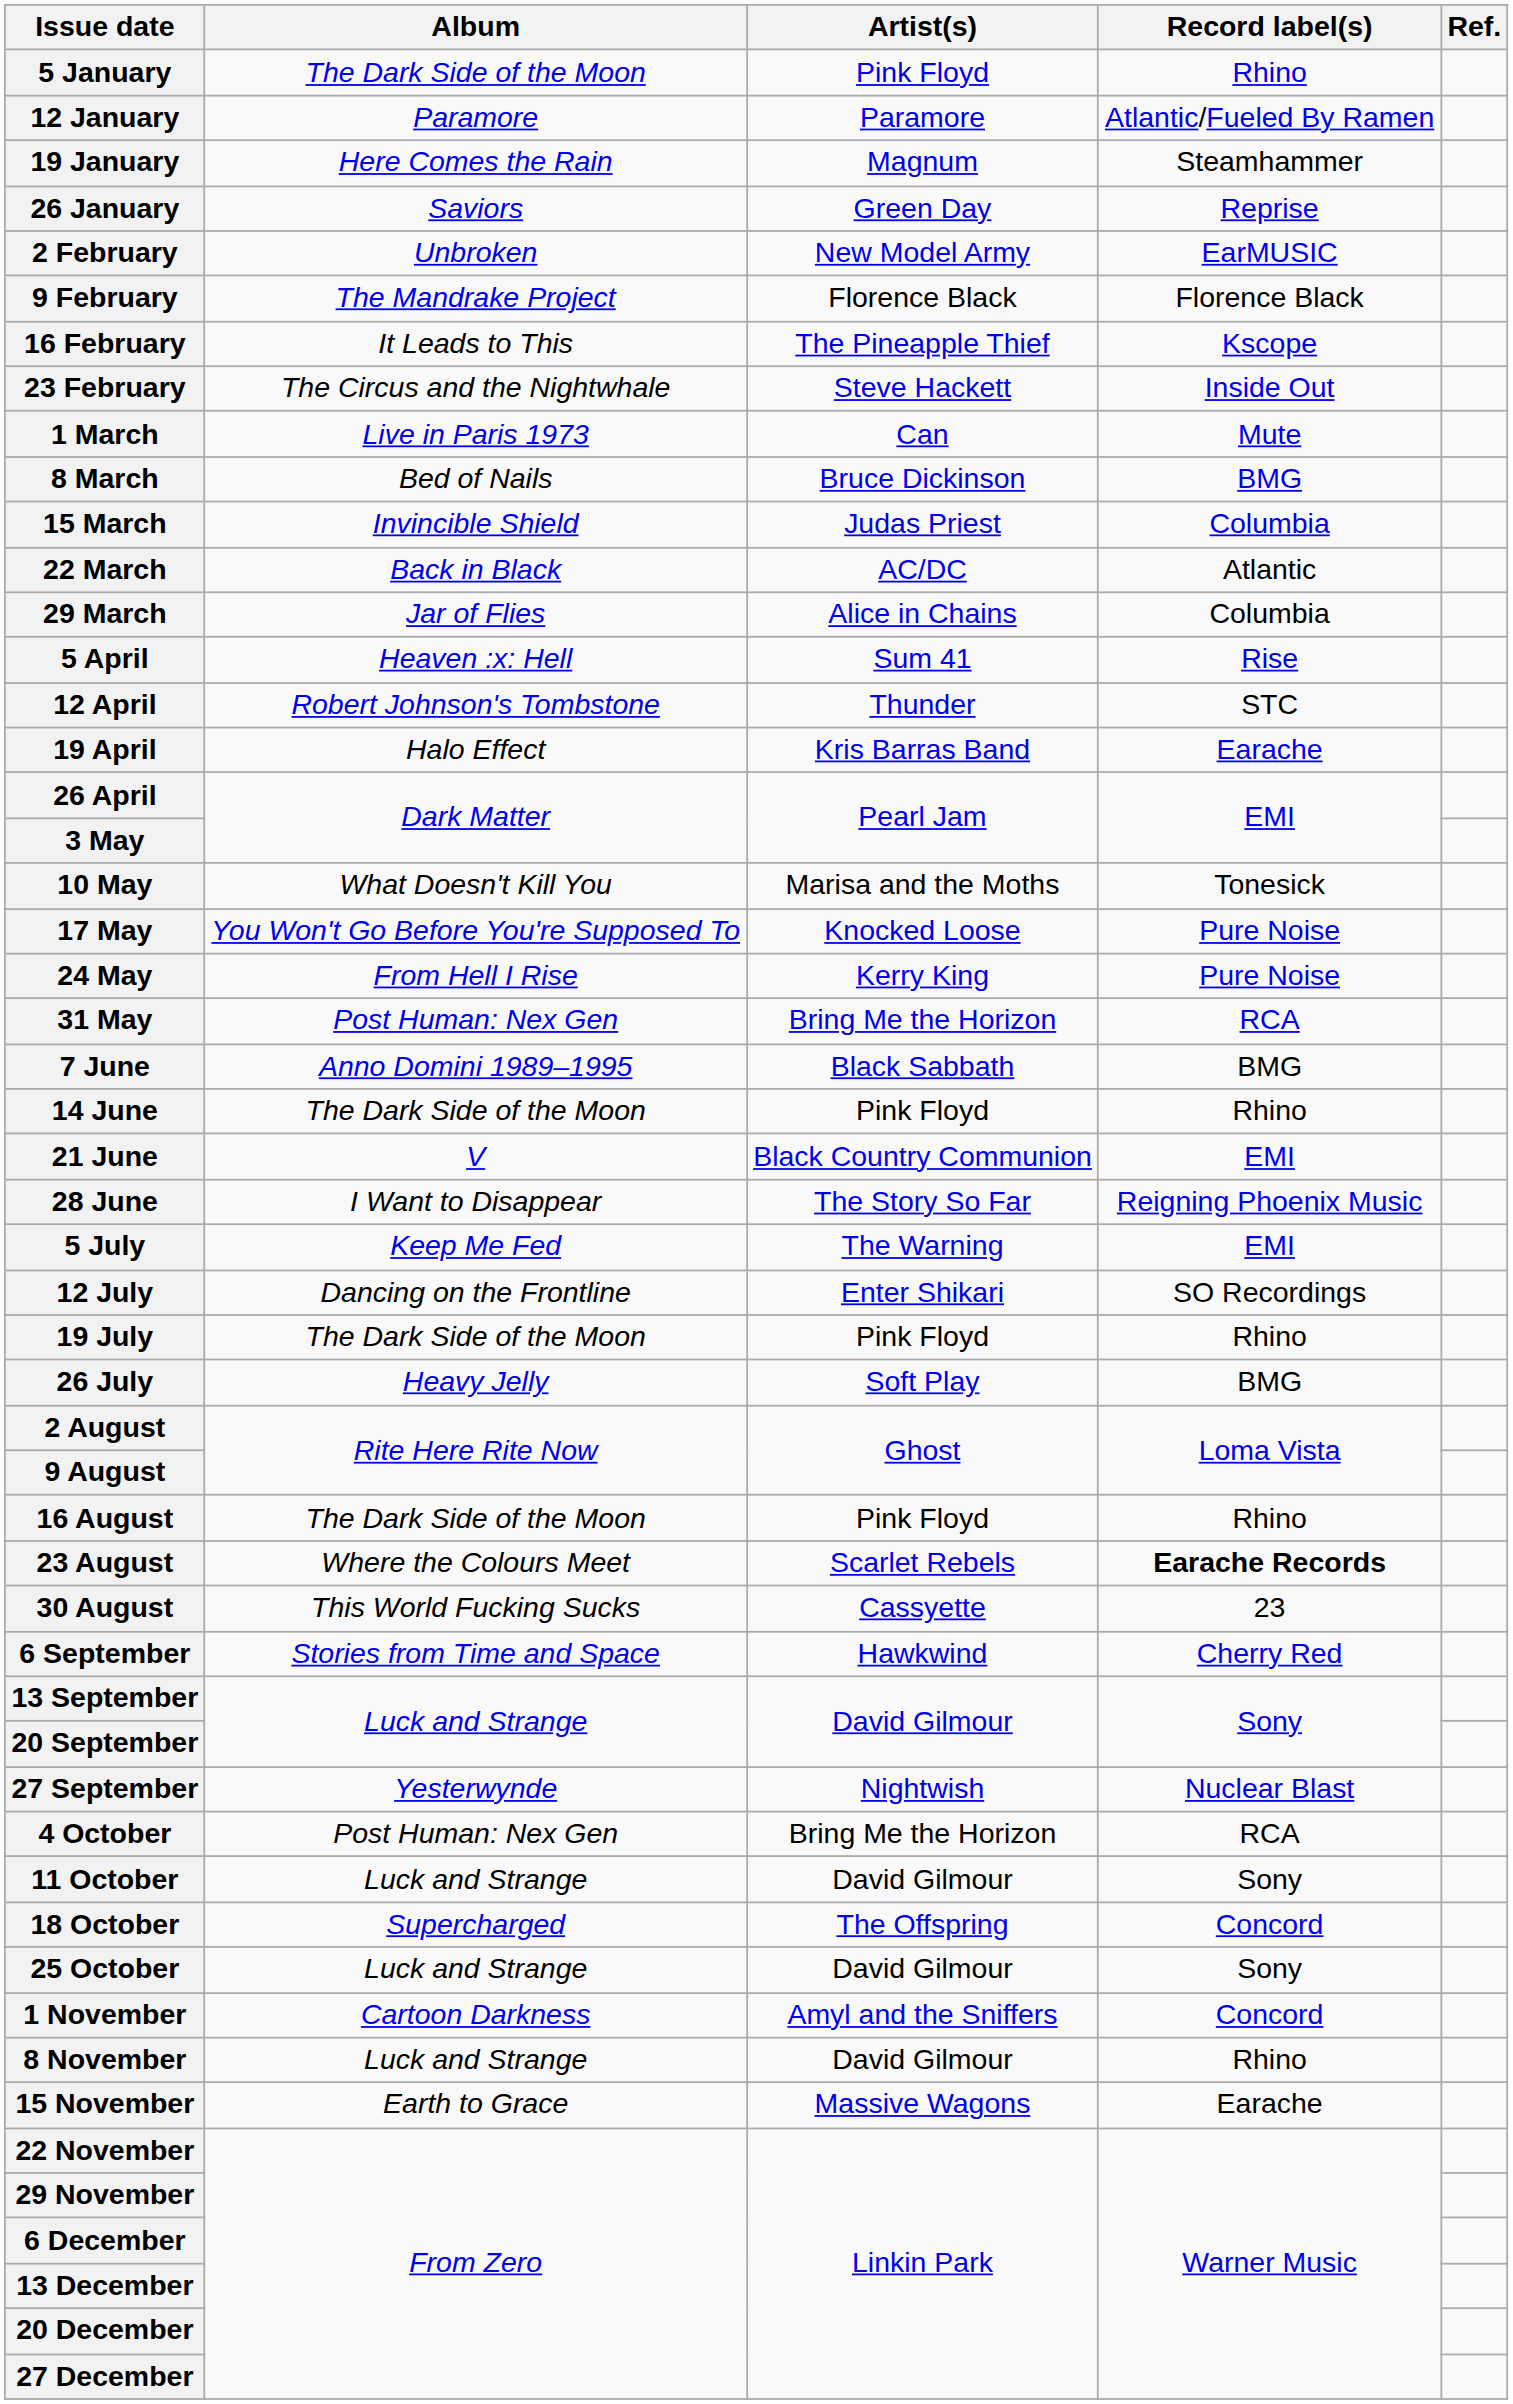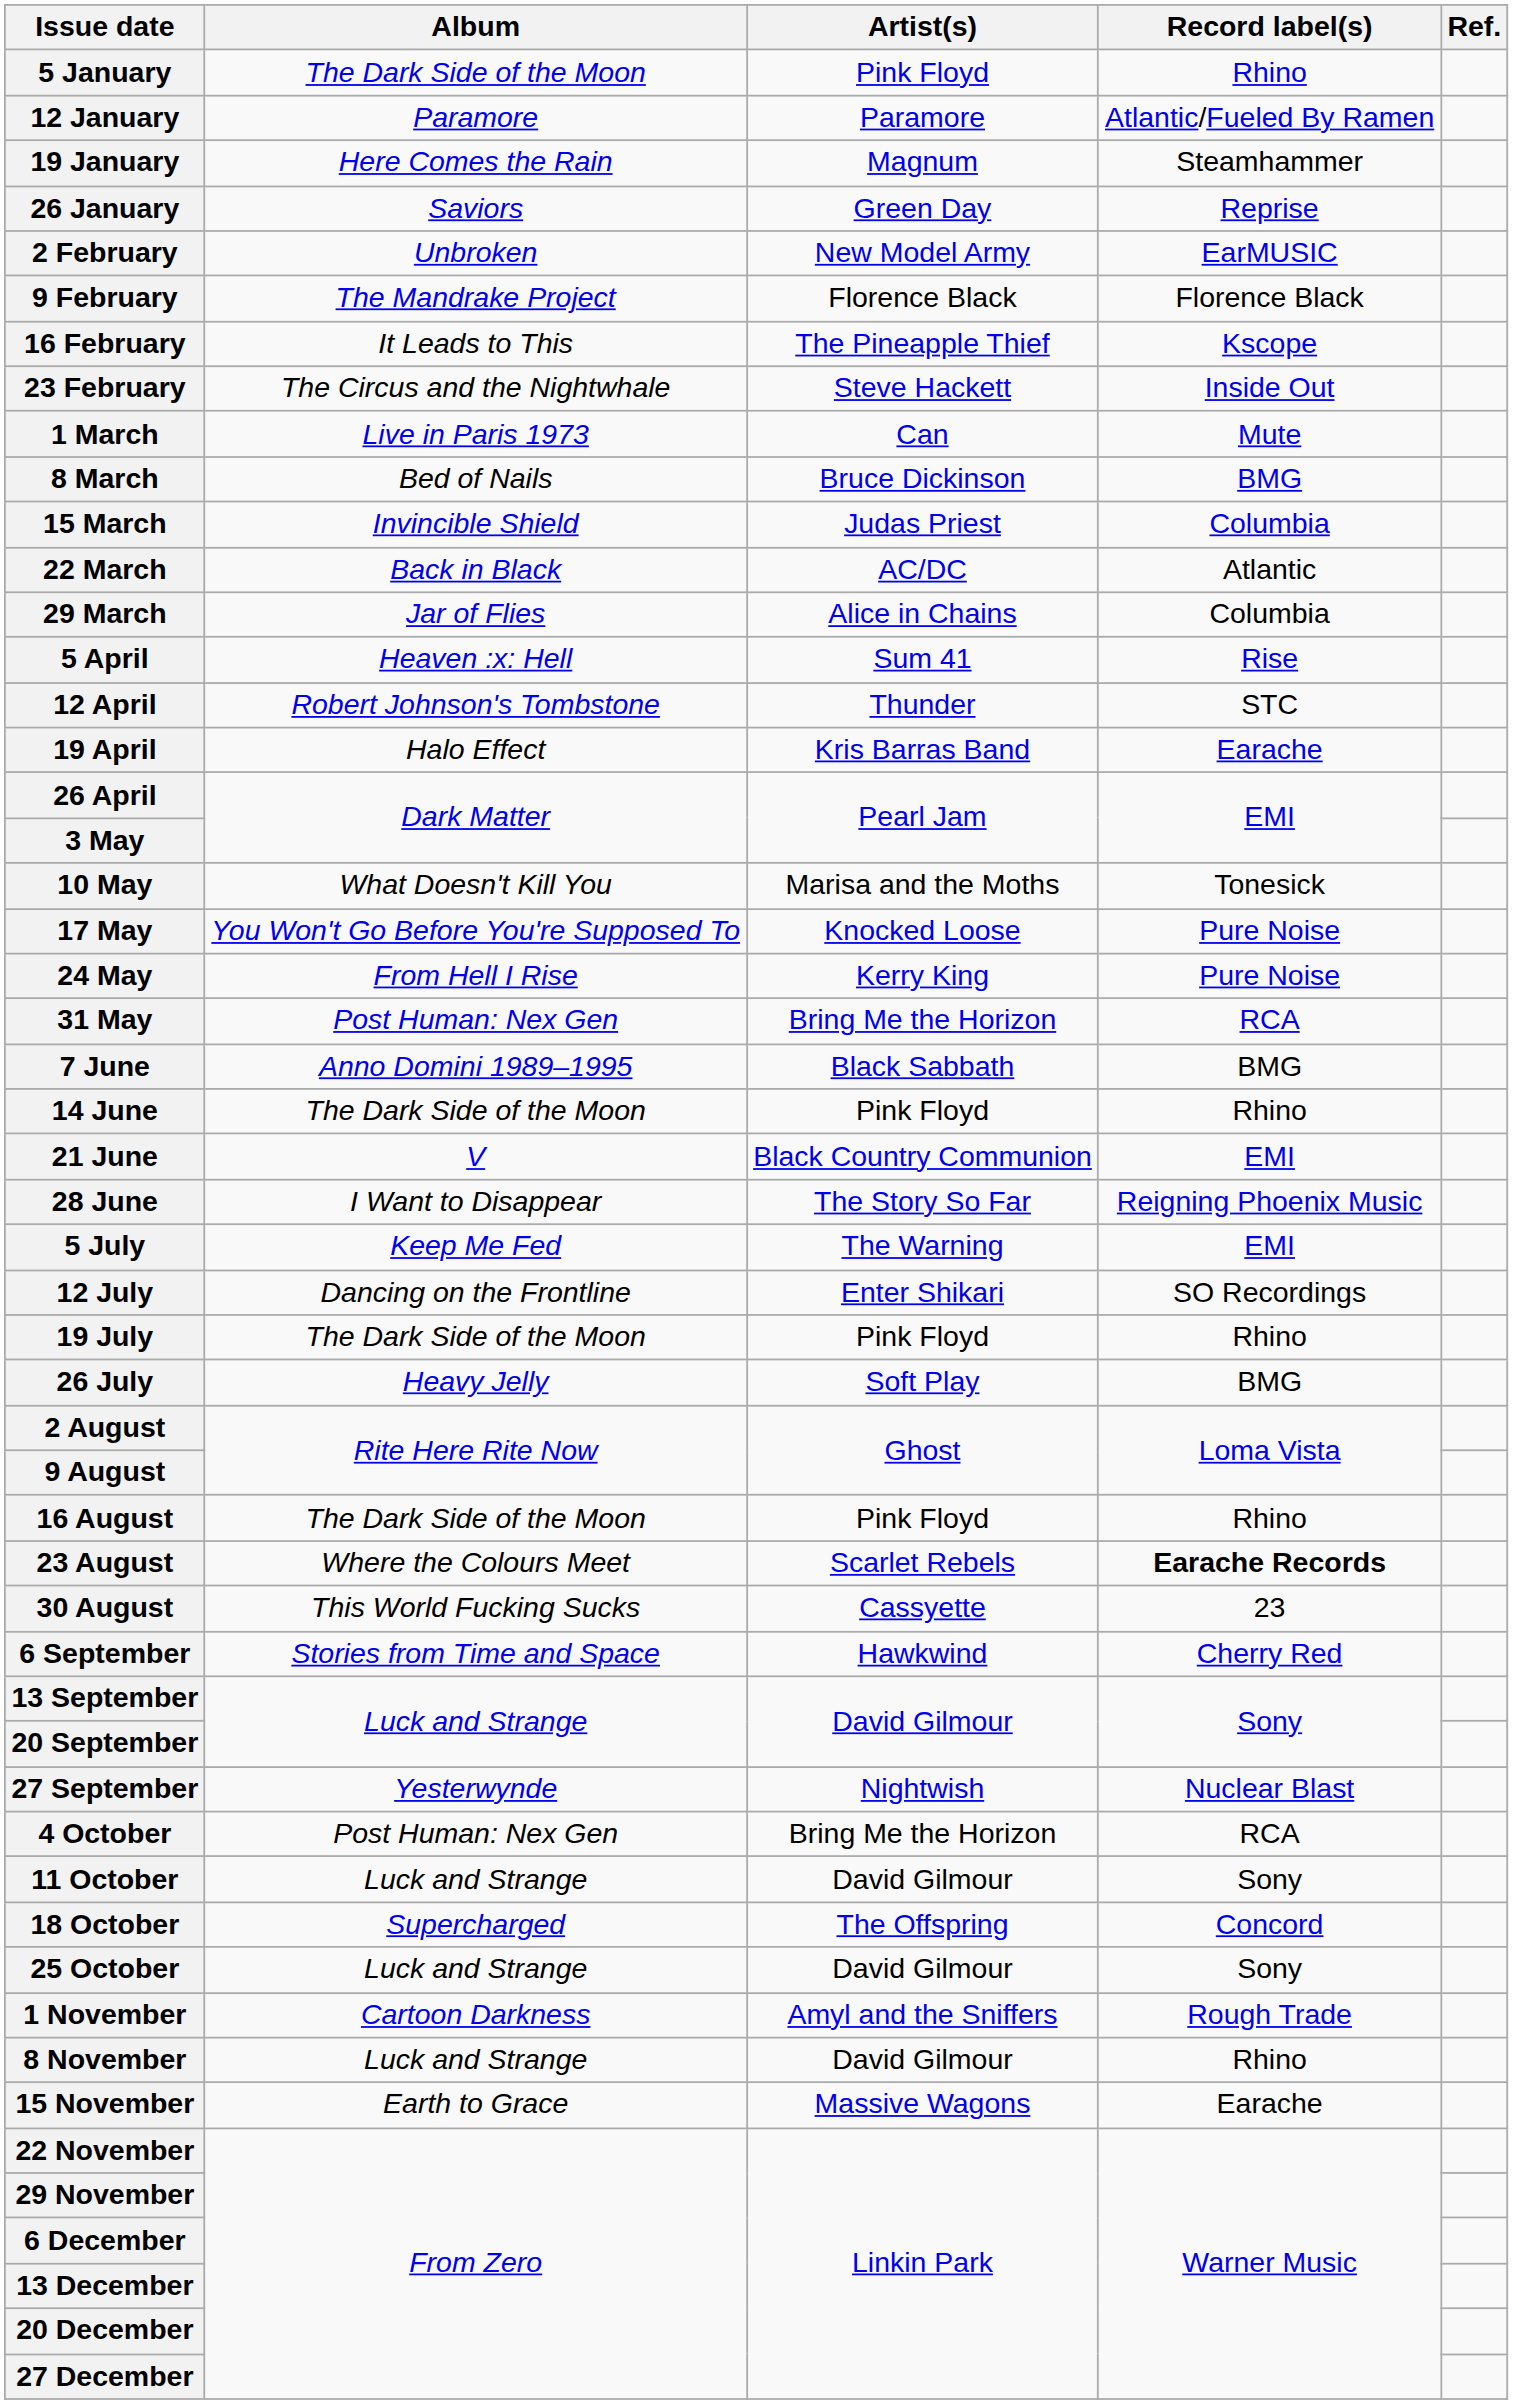(1270, 2014) Concord -> (1270, 2014) Rough Trade
